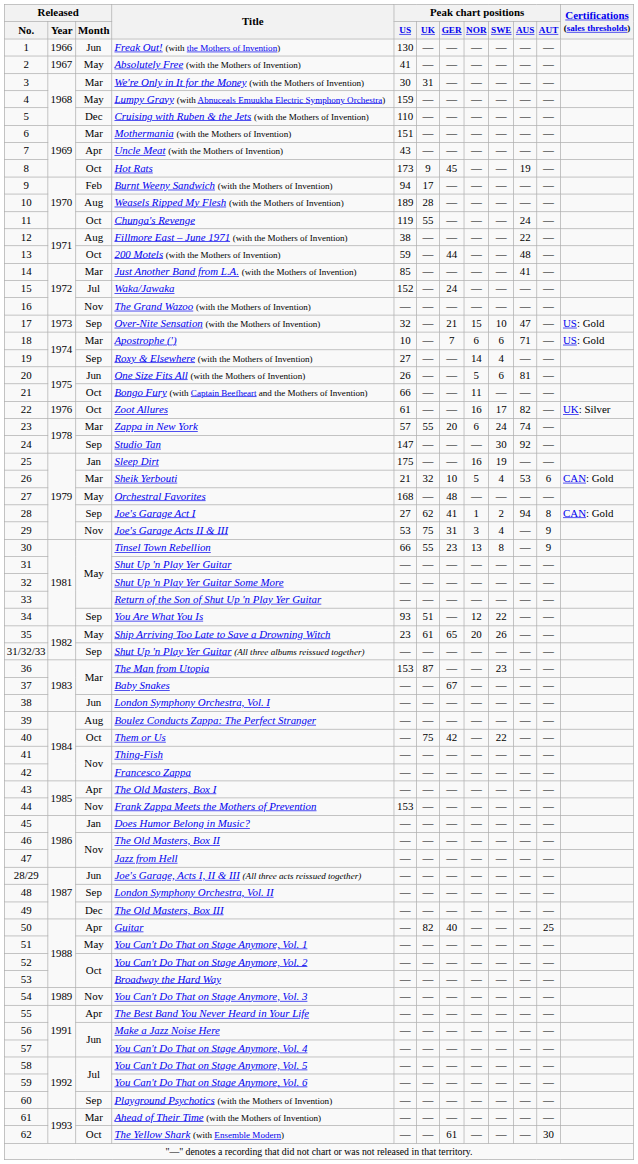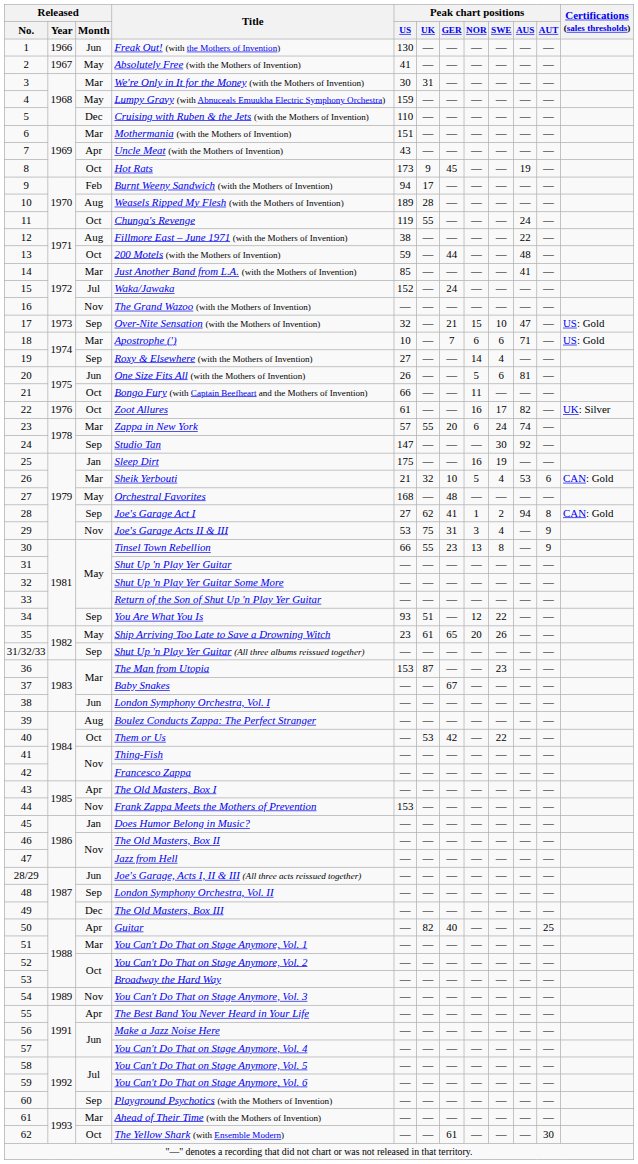(428, 737) 75 -> (428, 737) 53
(94, 944) May -> (94, 944) Mar
